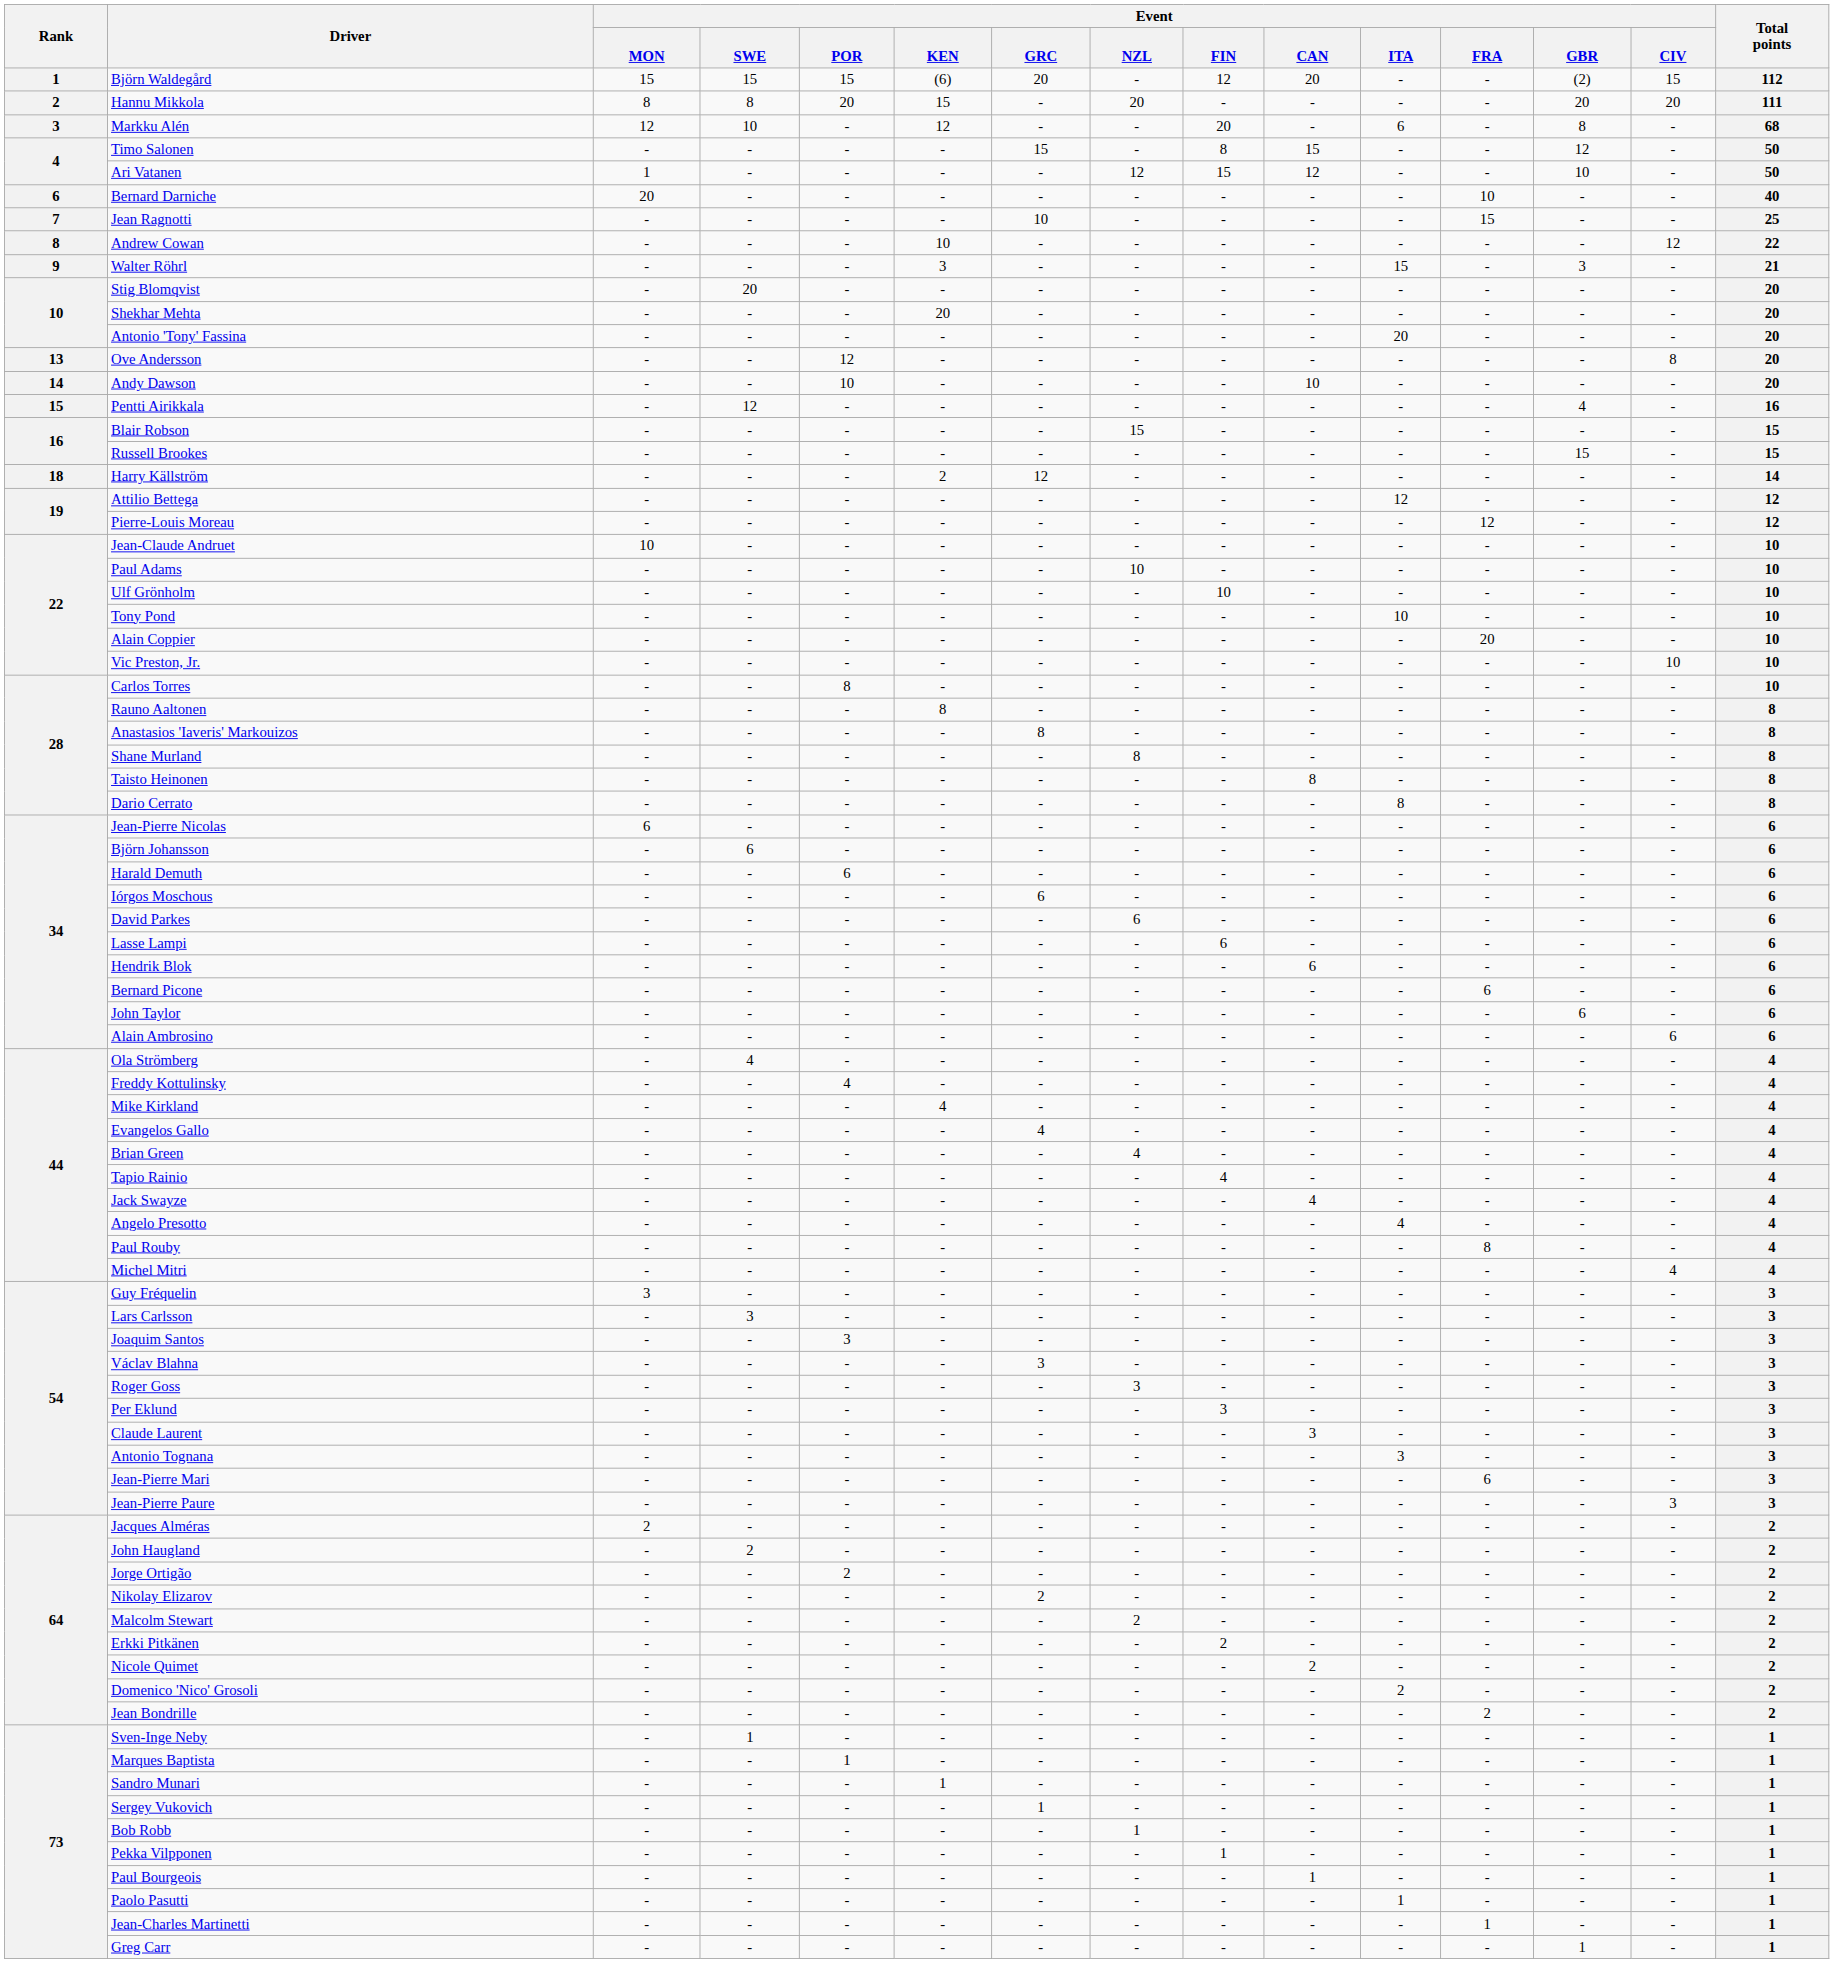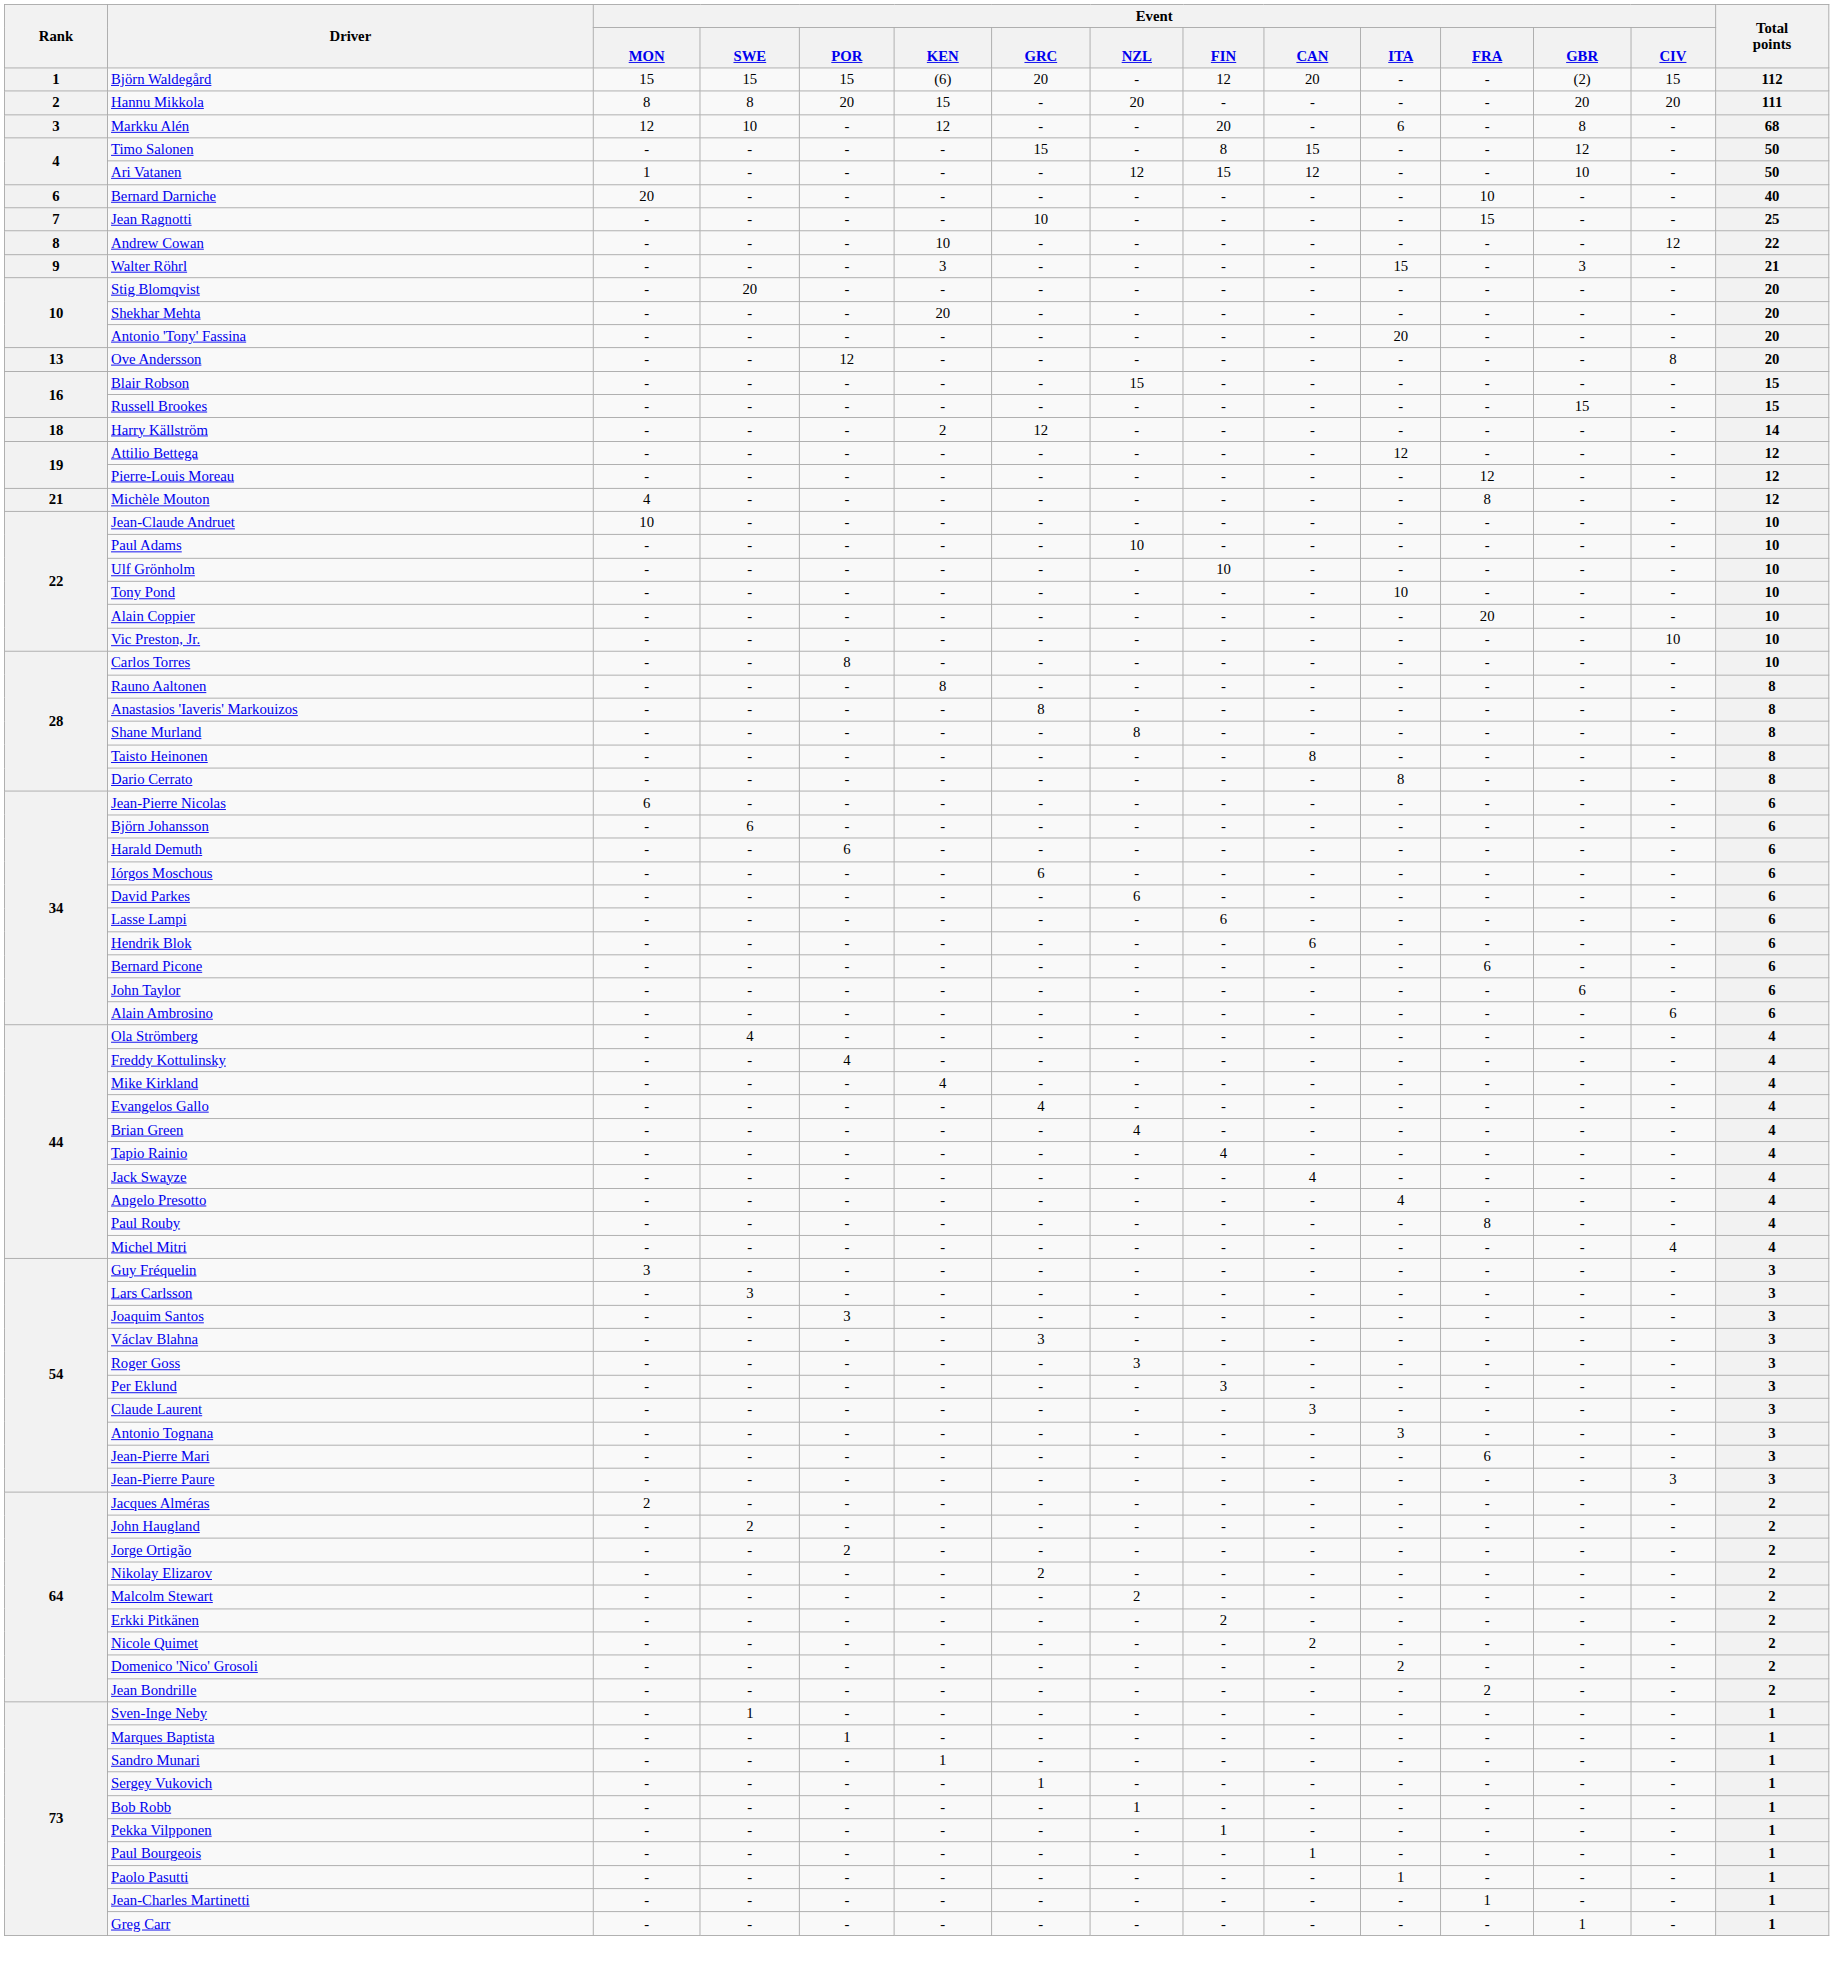- row: (153, 382)
- row: (157, 406)
+ row: (160, 499)
